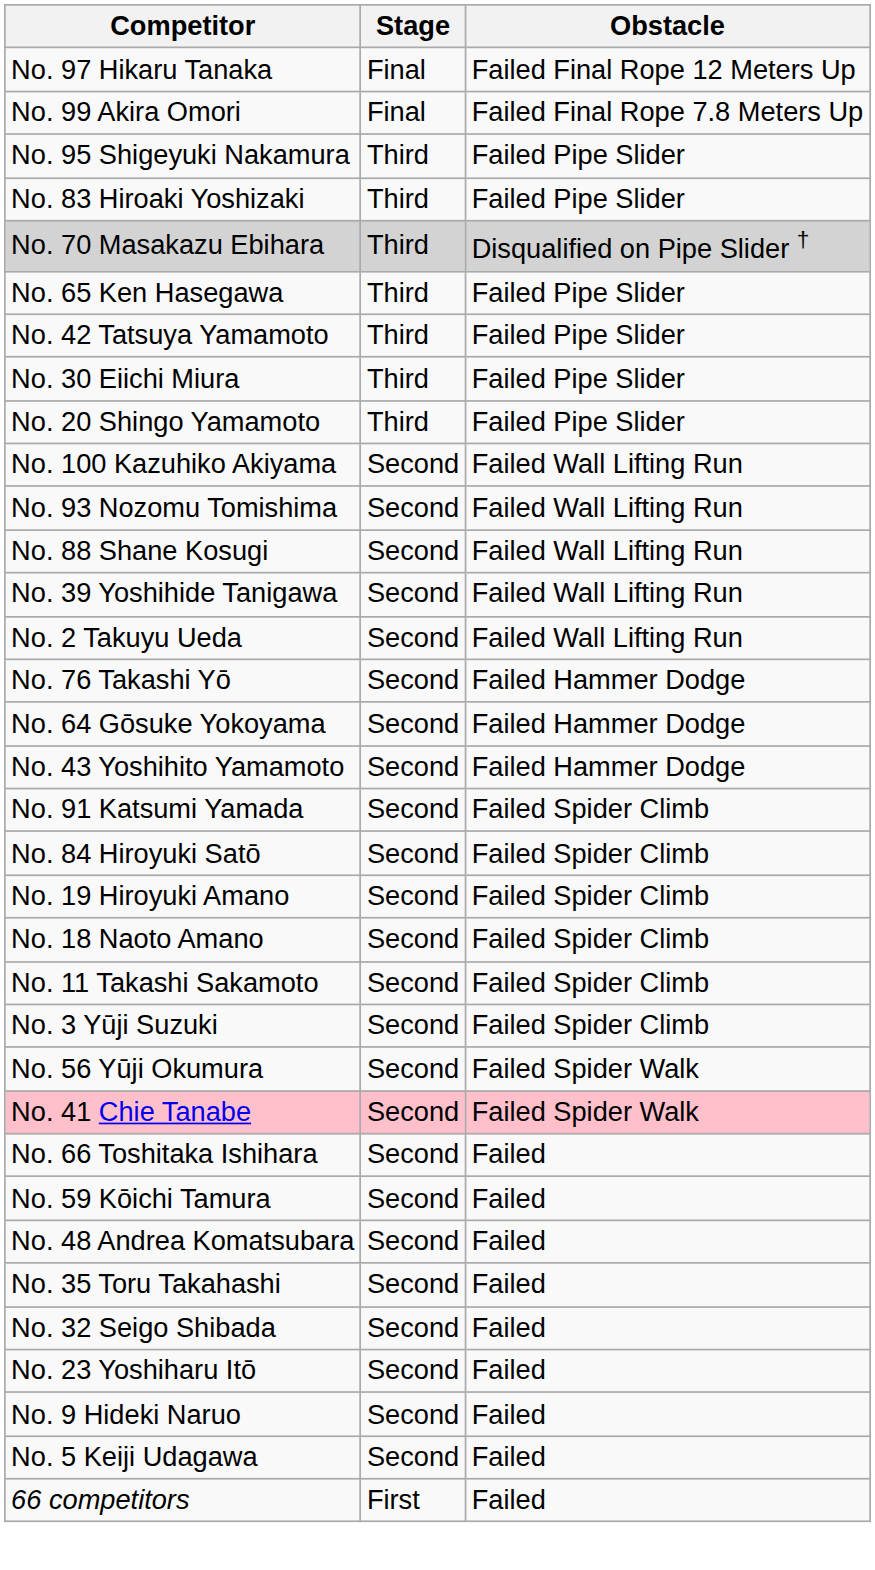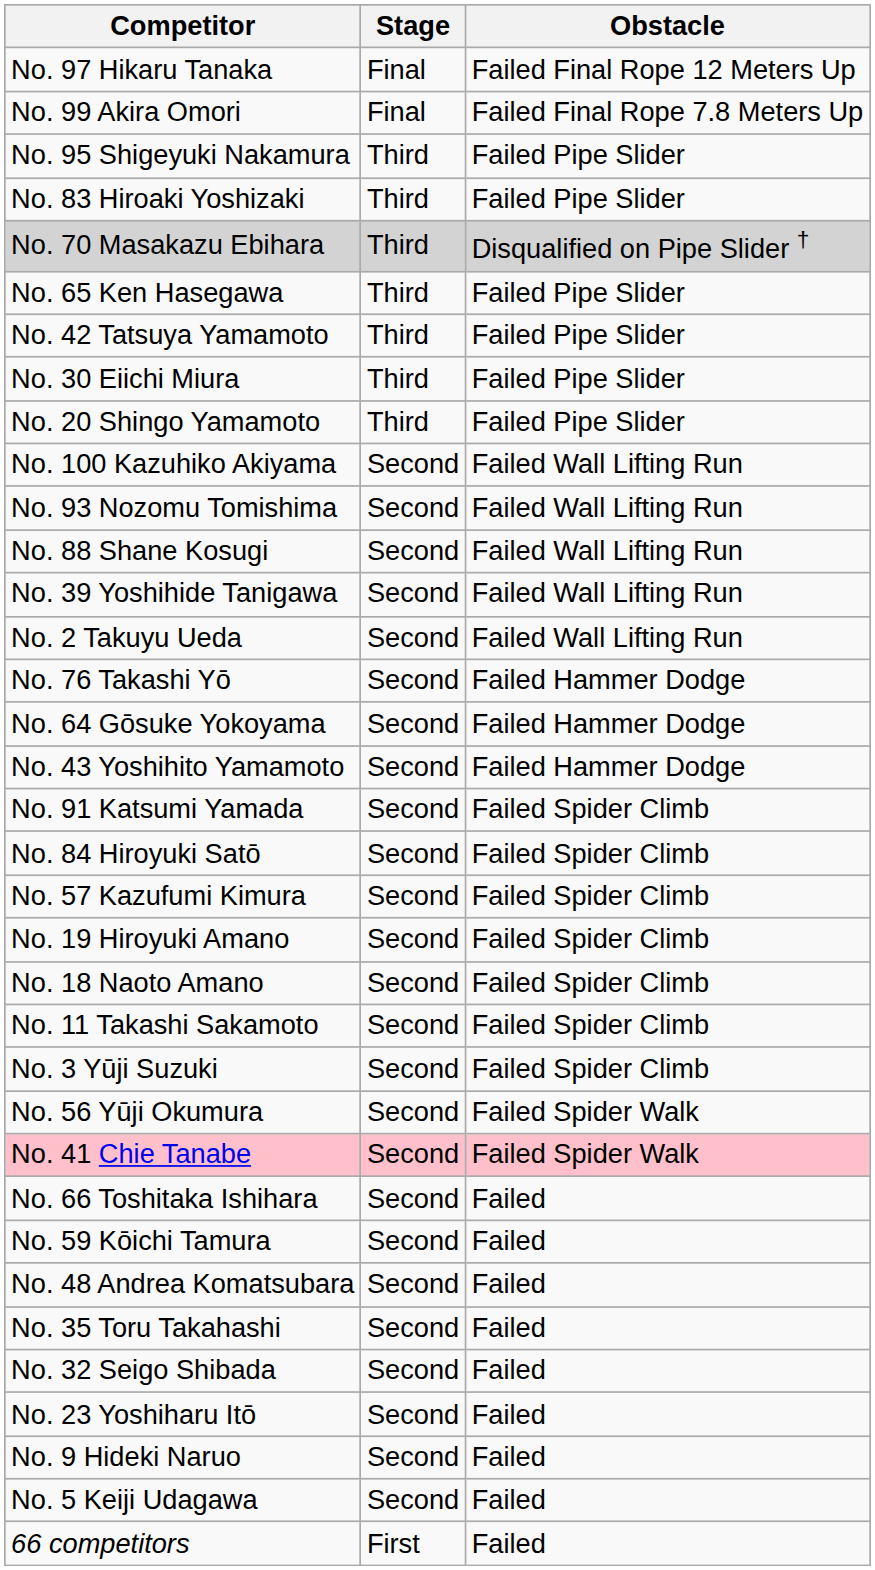+ row: (159, 896)
